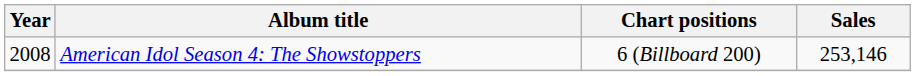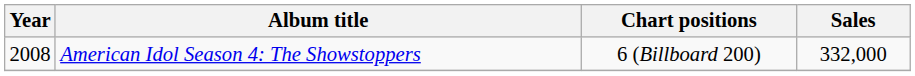(853, 53) 253,146 -> (853, 53) 332,000
